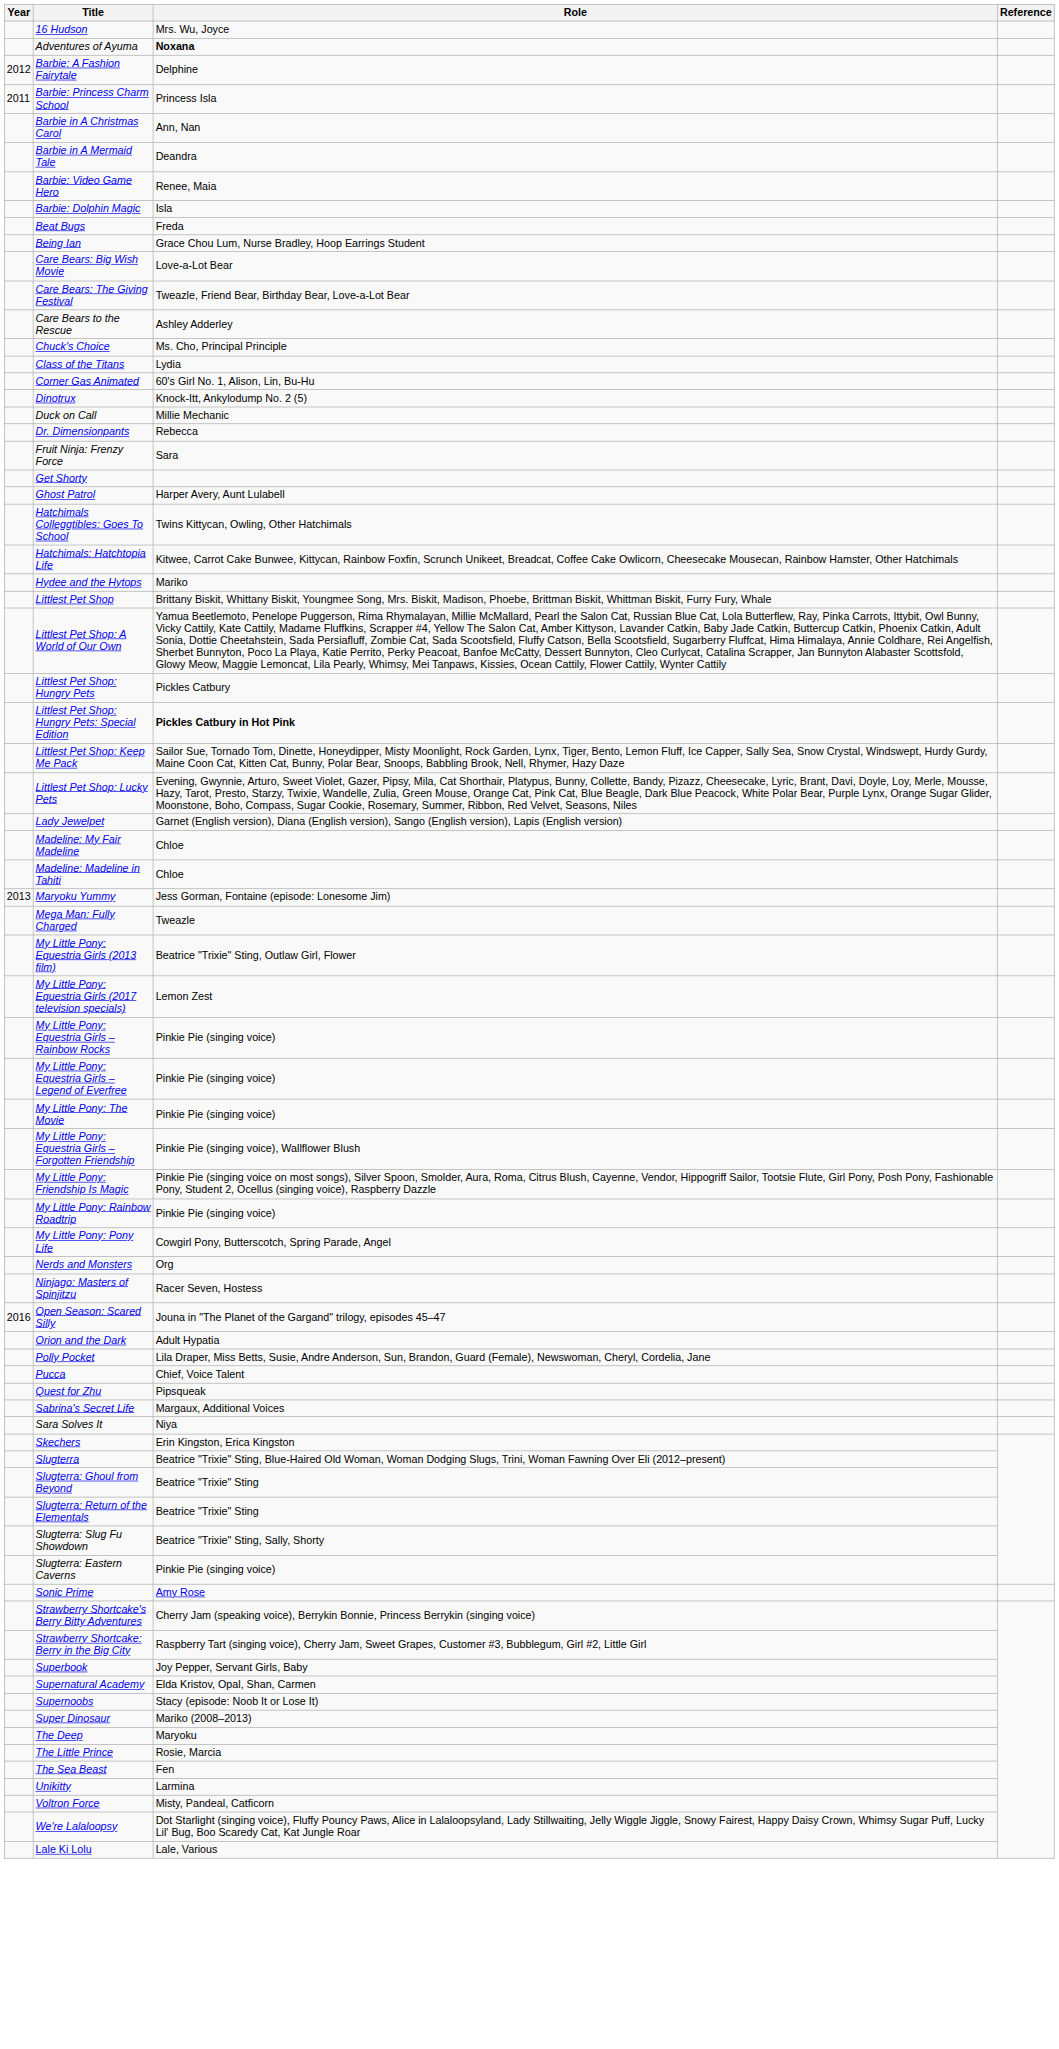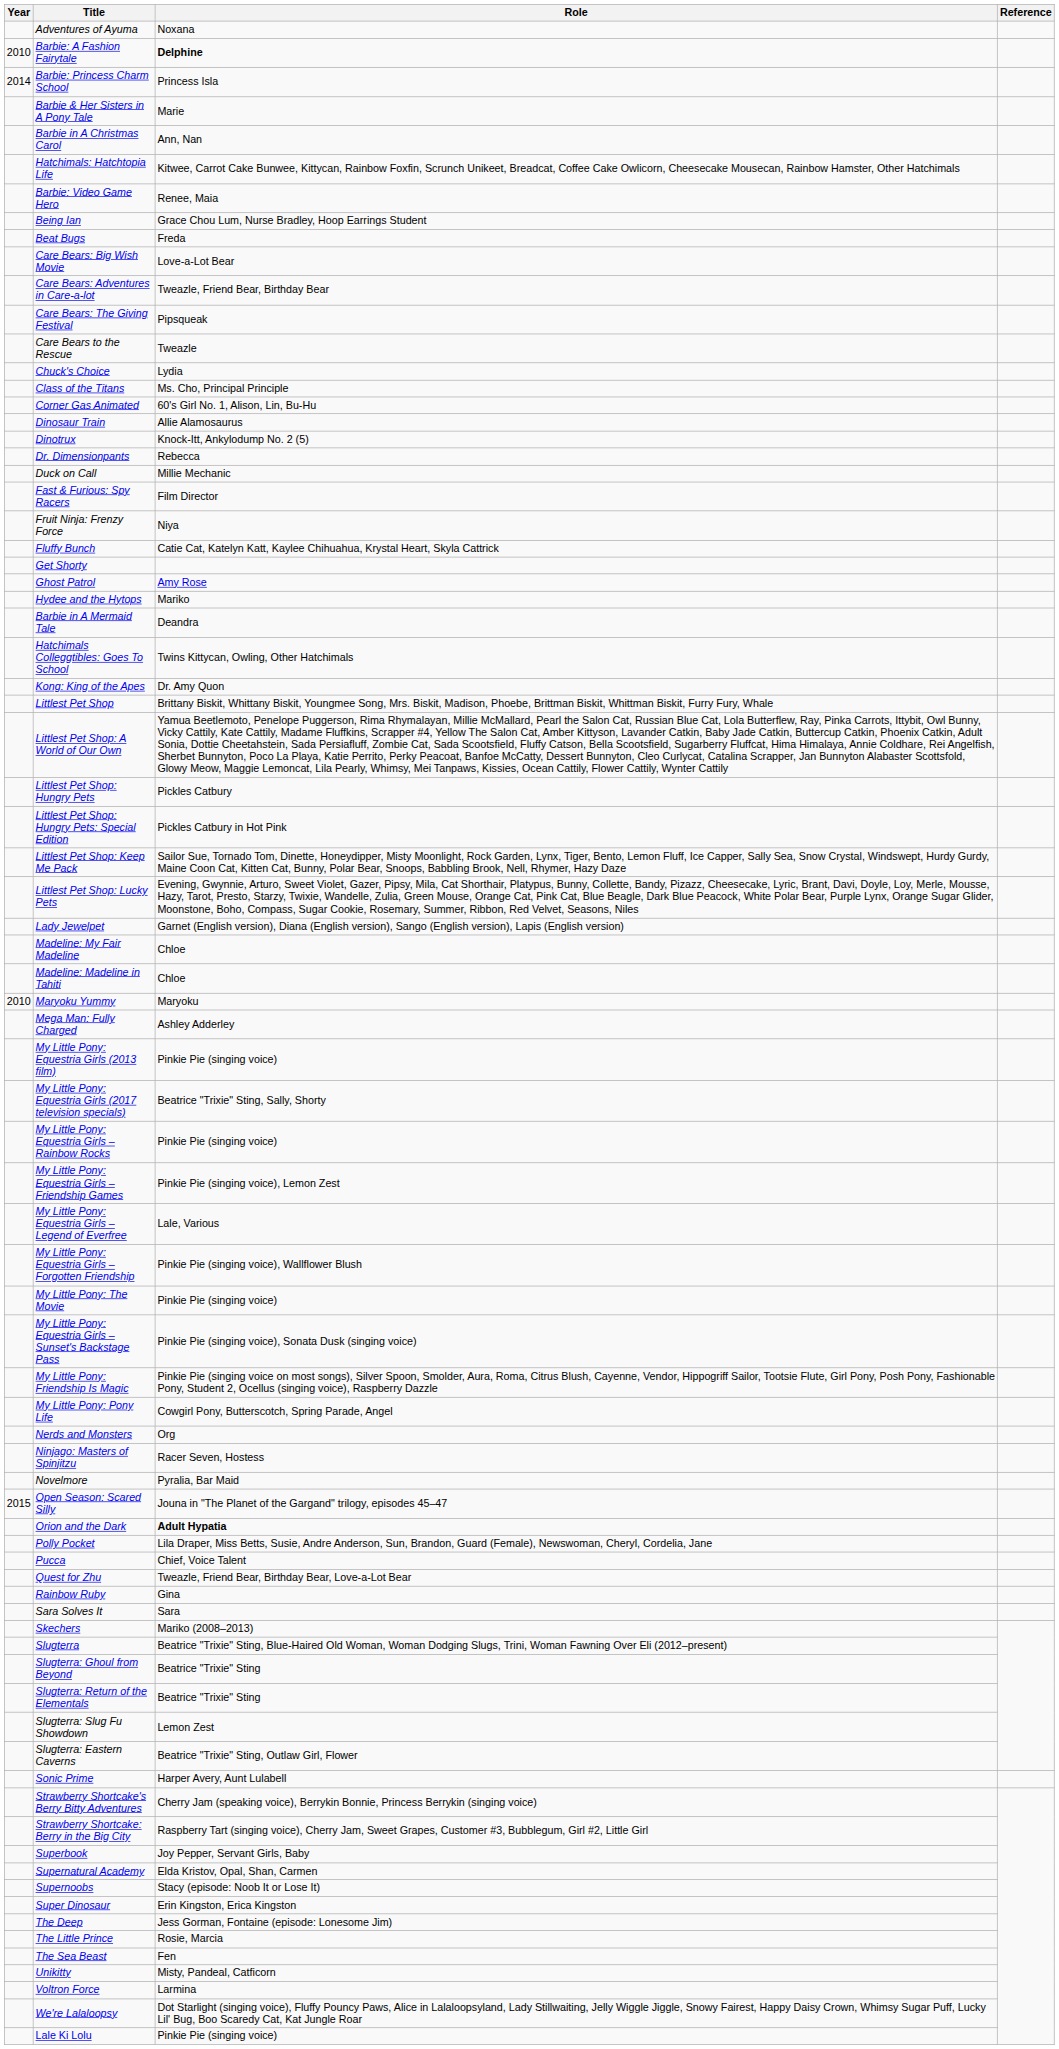- row: (62, 30)
(175, 47) bold -> (176, 30) normal
(19, 70) 2012 -> (19, 53) 2010
(177, 70) normal -> (180, 53) bold
(18, 99) 2011 -> (19, 82) 2014
+ row: (90, 111)
rows swapped: (84, 157) <-> (91, 559)
- row: (88, 209)
rows swapped: (60, 226) <-> (58, 243)
+ row: (93, 290)
(283, 295) Tweazle, Friend Bear, Birthday Bear, Love-a-Lot Bear -> (182, 319) Pipsqueak
(194, 324) Ashley Adderley -> (177, 348) Tweazle
(221, 347) Ms. Cho, Principal Principle -> (170, 371) Lydia
(168, 364) Lydia -> (223, 388) Ms. Cho, Principal Principle
+ row: (70, 422)
rows swapped: (82, 432) <-> (66, 415)
+ row: (83, 496)
(167, 455) Sara -> (168, 525) Niya
+ row: (65, 548)
(220, 495) Harper Avery, Aunt Lulabell -> (182, 582) Amy Rose
rows swapped: (89, 582) <-> (89, 524)
+ row: (90, 686)
(225, 723) bold -> (222, 827) normal
(19, 897) 2013 -> (19, 1001) 2010
(273, 897) Jess Gorman, Fontaine (episode: Lonesome Jim) -> (178, 1001) Maryoku
(175, 920) Tweazle -> (196, 1024) Ashley Adderley
(256, 955) Beatrice "Trixie" Sting, Outlaw Girl, Flower -> (217, 1059) Pinkie Pie (singing voice)
(184, 996) Lemon Zest -> (242, 1100) Beatrice "Trixie" Sting, Sally, Shorty
+ row: (79, 1183)
(216, 1078) Pinkie Pie (singing voice) -> (188, 1224) Lale, Various
rows swapped: (85, 1149) <-> (81, 1114)
+ row: (83, 1341)
- row: (93, 1213)
+ row: (62, 1480)
(19, 1317) 2016 -> (19, 1503) 2015
(188, 1340) normal -> (192, 1526) bold
(181, 1391) Pipsqueak -> (284, 1577) Tweazle, Friend Bear, Birthday Bear, Love-a-Lot Bear
+ row: (70, 1594)
- row: (85, 1408)
(166, 1425) Niya -> (169, 1611) Sara
(225, 1442) Erin Kingston, Erica Kingston -> (205, 1628) Mariko (2008–2013)
(240, 1540) Beatrice "Trixie" Sting, Sally, Shorty -> (186, 1727) Lemon Zest
(216, 1569) Pinkie Pie (singing voice) -> (258, 1756) Beatrice "Trixie" Sting, Outlaw Girl, Flower
(180, 1592) Amy Rose -> (222, 1779) Harper Avery, Aunt Lulabell
(204, 1718) Mariko (2008–2013) -> (227, 1905) Erin Kingston, Erica Kingston
(176, 1735) Maryoku -> (275, 1922) Jess Gorman, Fontaine (episode: Lonesome Jim)
(175, 1786) Larmina -> (217, 1973) Misty, Pandeal, Catficorn
(215, 1803) Misty, Pandeal, Catficorn -> (177, 1990) Larmina
(187, 1849) Lale, Various -> (217, 2036) Pinkie Pie (singing voice)
